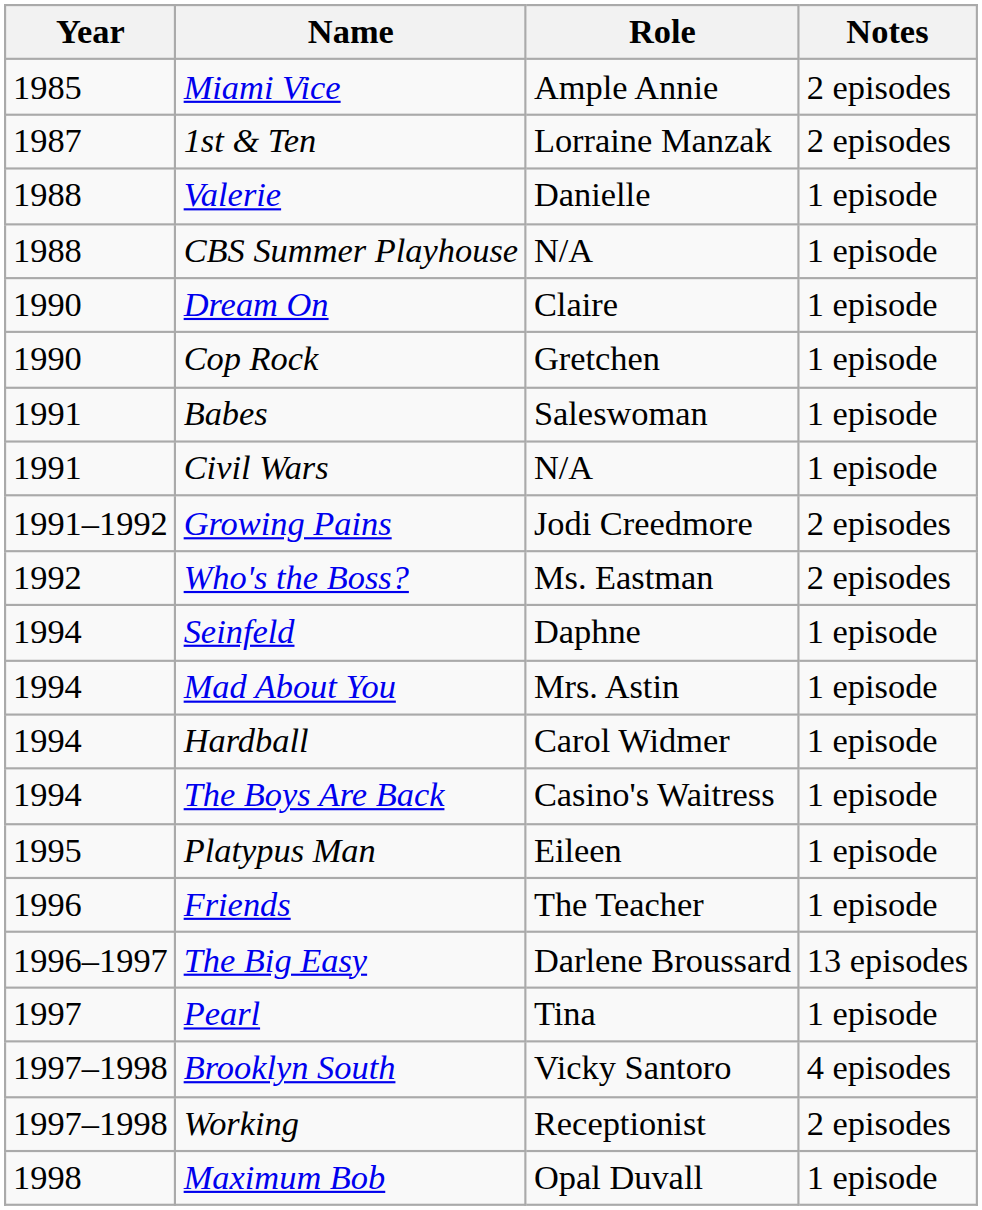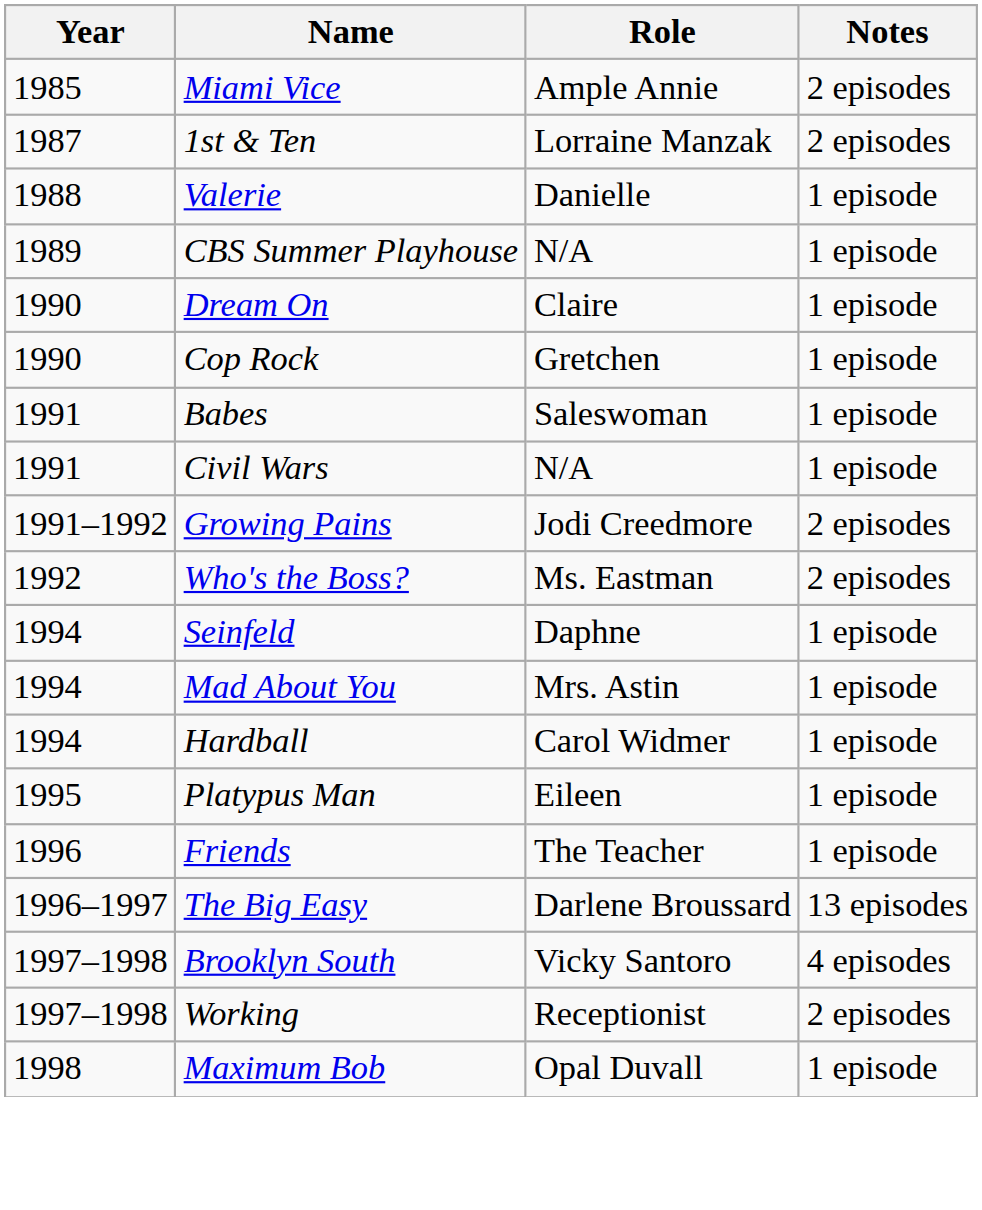(47, 250) 1988 -> (47, 250) 1989
- row: (314, 795)
- row: (222, 1013)
